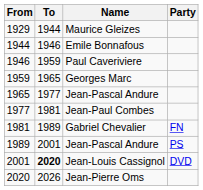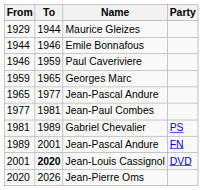(177, 128) FN -> (177, 128) PS
(177, 144) PS -> (177, 144) FN
